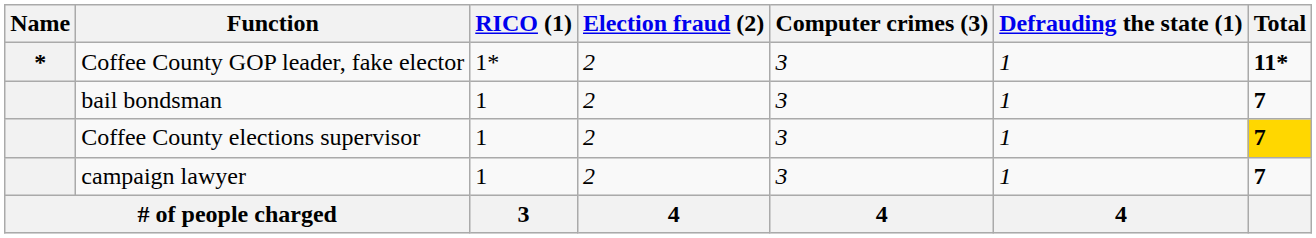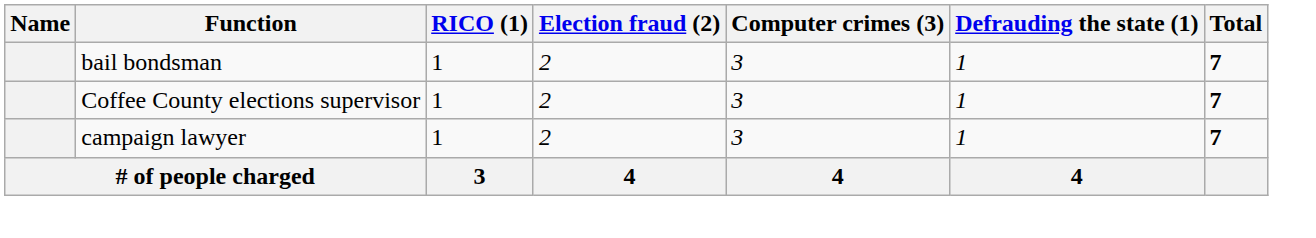- row: (273, 61)
(1260, 137) gold background -> (1216, 99) no background
